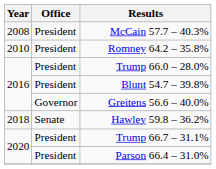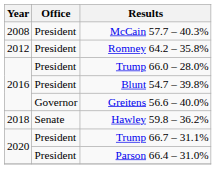(18, 48) 2010 -> (18, 48) 2012
